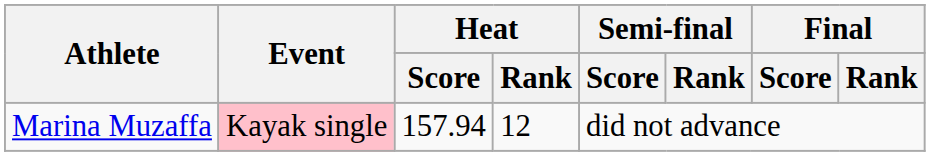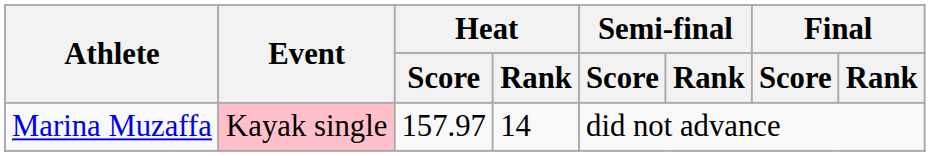(444, 126) 157.94 -> (444, 126) 157.97
(515, 126) 12 -> (515, 126) 14
